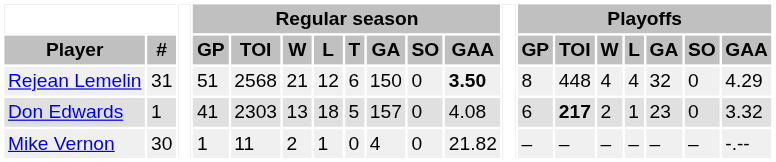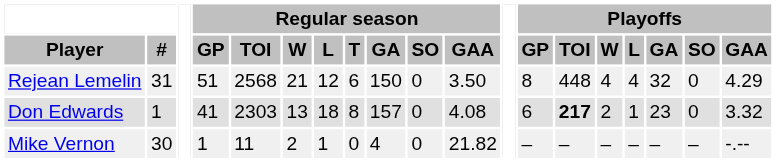(468, 81) bold -> (468, 81) normal
(354, 112) 5 -> (354, 112) 8
